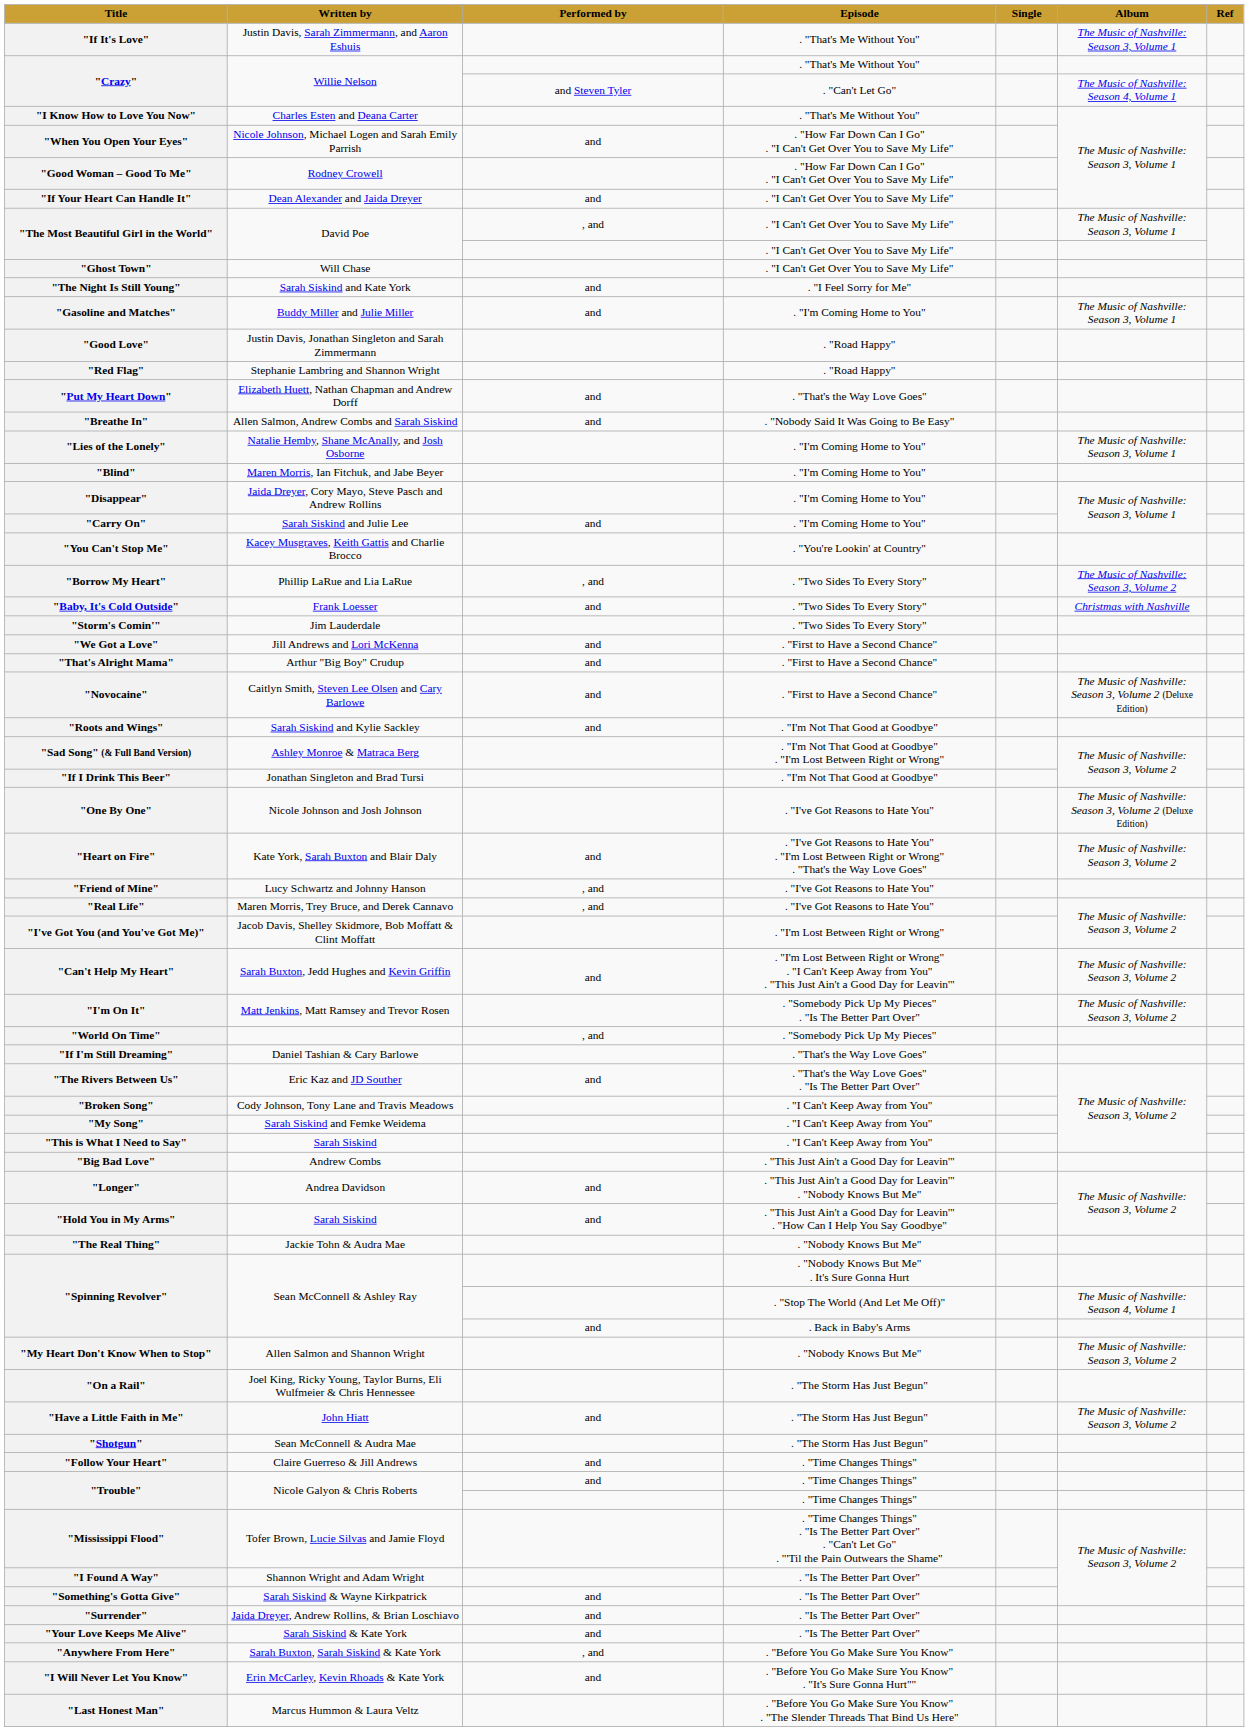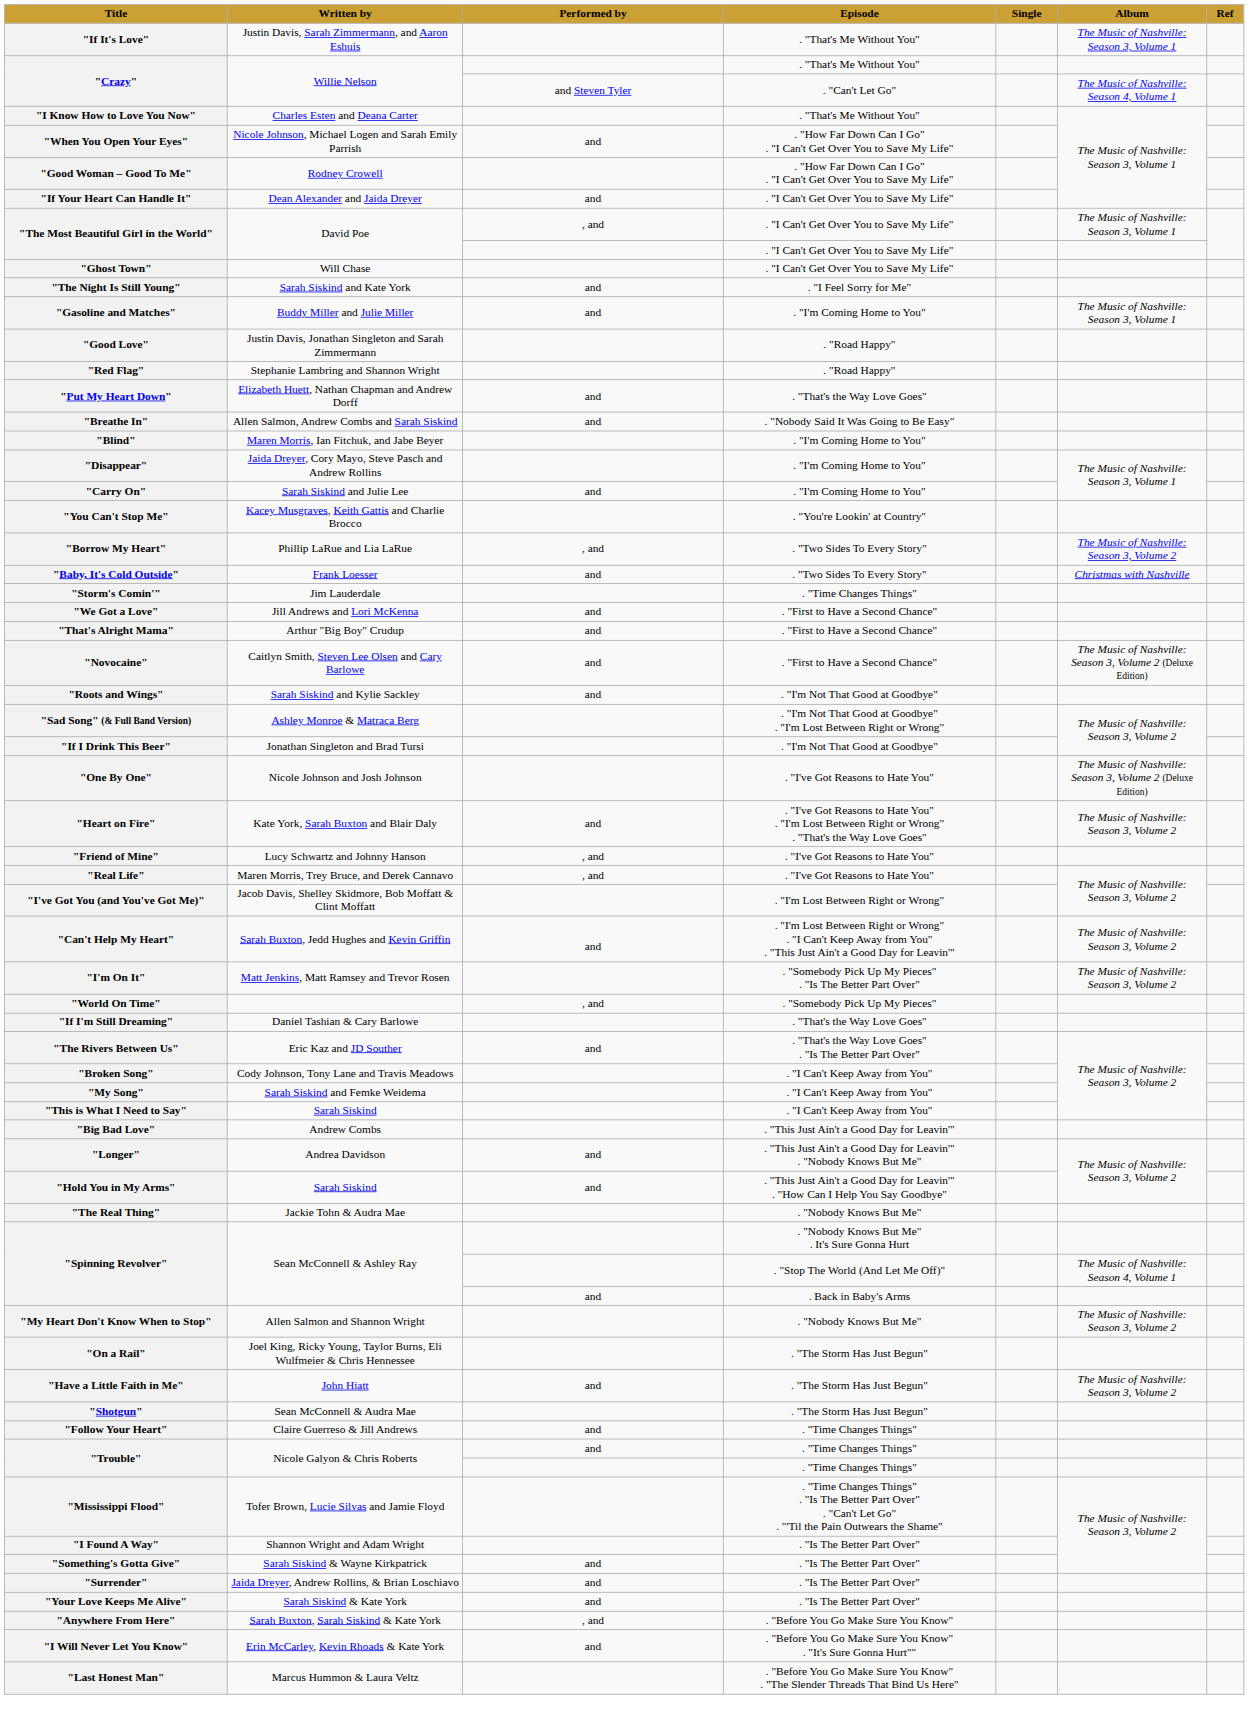- row: (116, 447)
(859, 625) . "Two Sides To Every Story" -> (859, 593) . "Time Changes Things"
